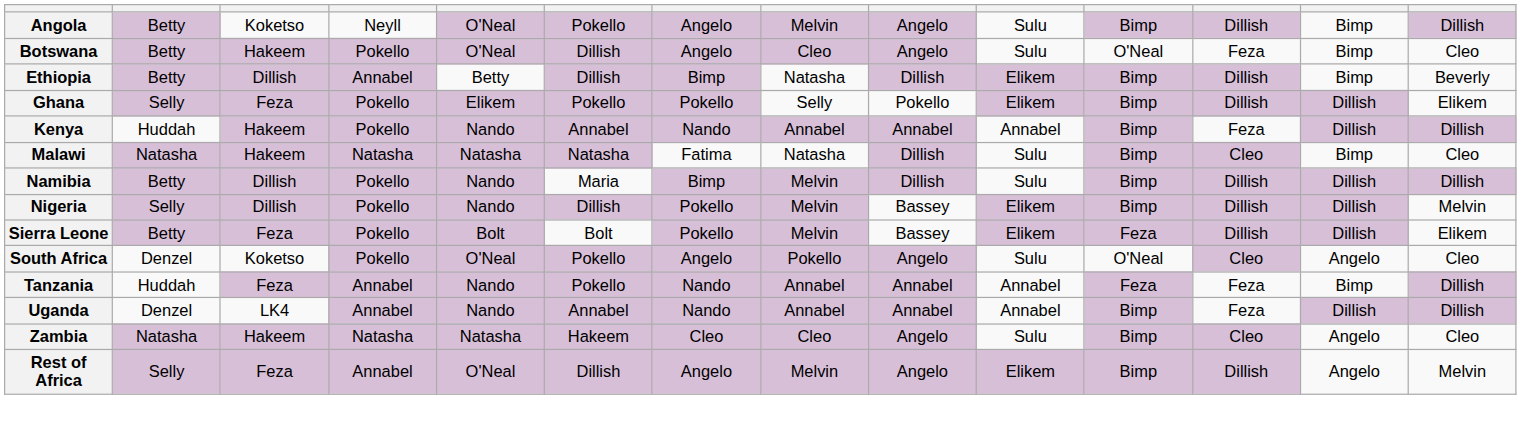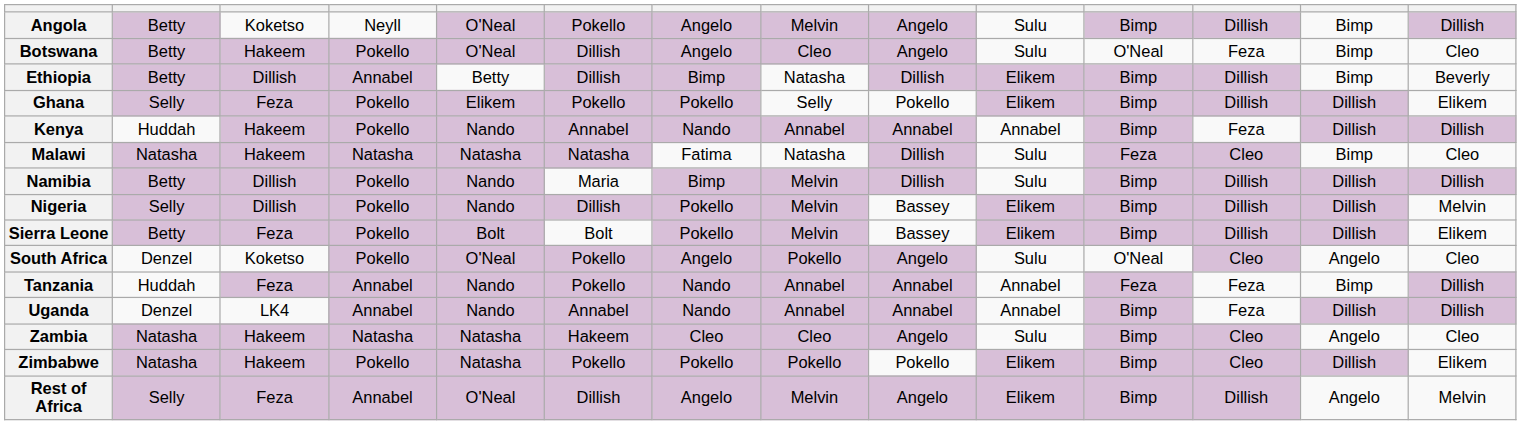(1138, 155) Bimp -> (1138, 155) Feza
(1138, 232) Feza -> (1138, 232) Bimp
+ row: (59, 362)
